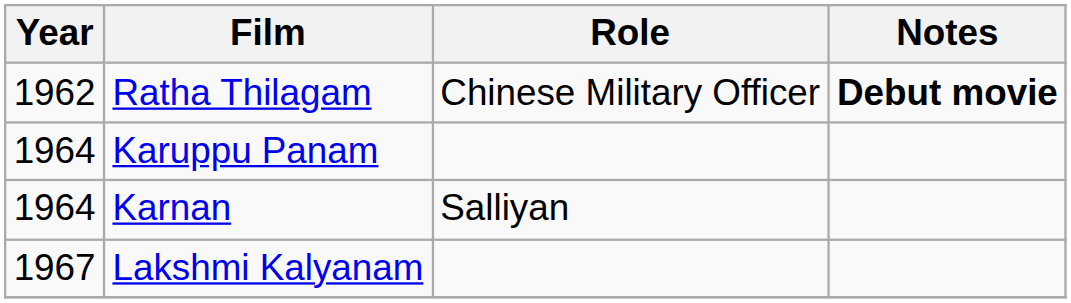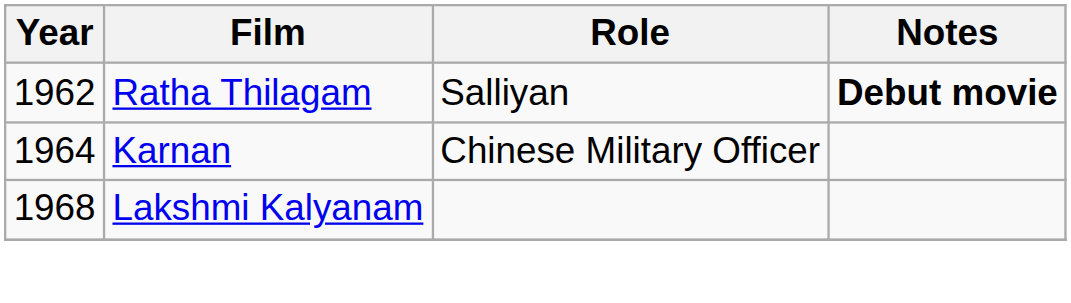(630, 92) Chinese Military Officer -> (505, 92) Salliyan
- row: (245, 150)
(505, 208) Salliyan -> (630, 150) Chinese Military Officer
(55, 267) 1967 -> (55, 208) 1968
